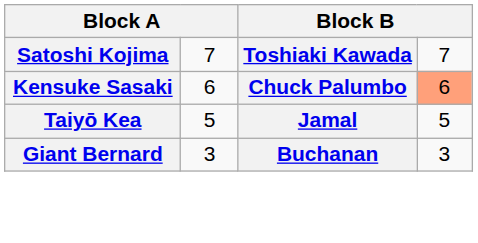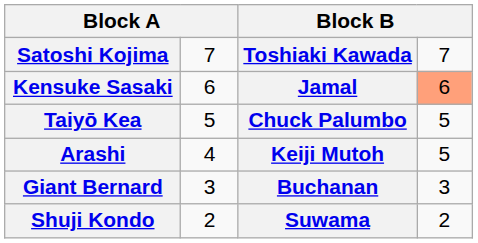(328, 87) Chuck Palumbo -> (328, 87) Jamal
(328, 120) Jamal -> (328, 120) Chuck Palumbo
+ row: (93, 154)
+ row: (93, 220)
